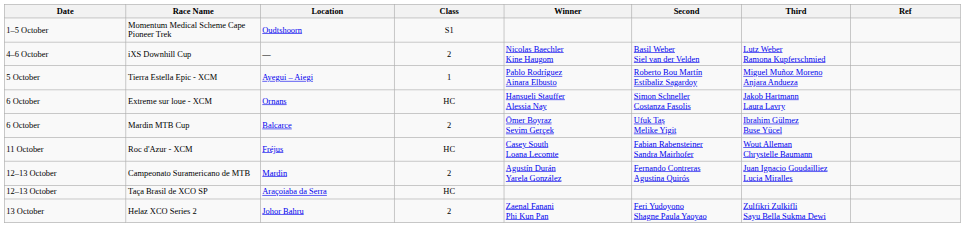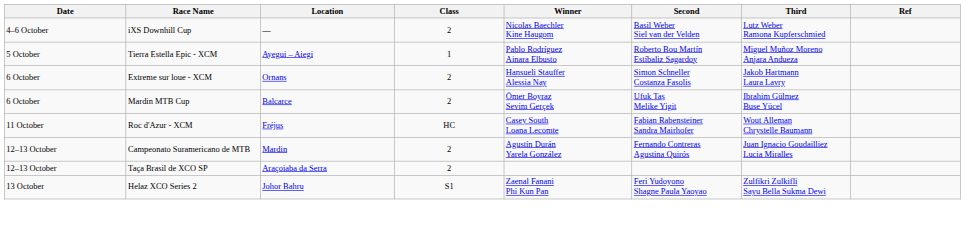- row: (187, 29)
(449, 101) HC -> (449, 77) 2
(449, 191) HC -> (449, 167) 2
(449, 210) 2 -> (449, 186) S1
